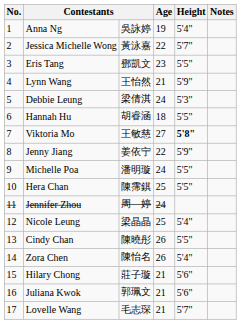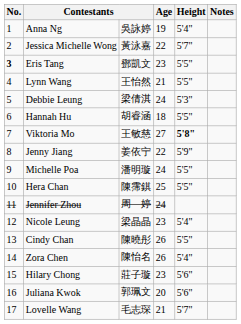(9, 64) normal -> (9, 64) bold
(185, 81) 5'9" -> (185, 81) 5'5"
(161, 222) 25 -> (161, 222) 23
(161, 275) 21 -> (161, 275) 23
(161, 292) 21 -> (161, 292) 20
